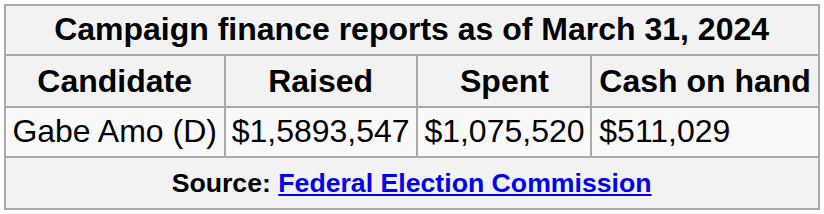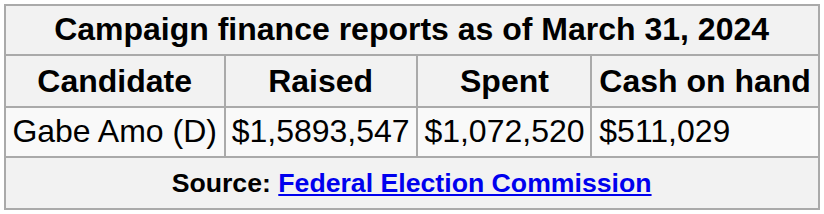(504, 131) $1,075,520 -> (504, 131) $1,072,520
